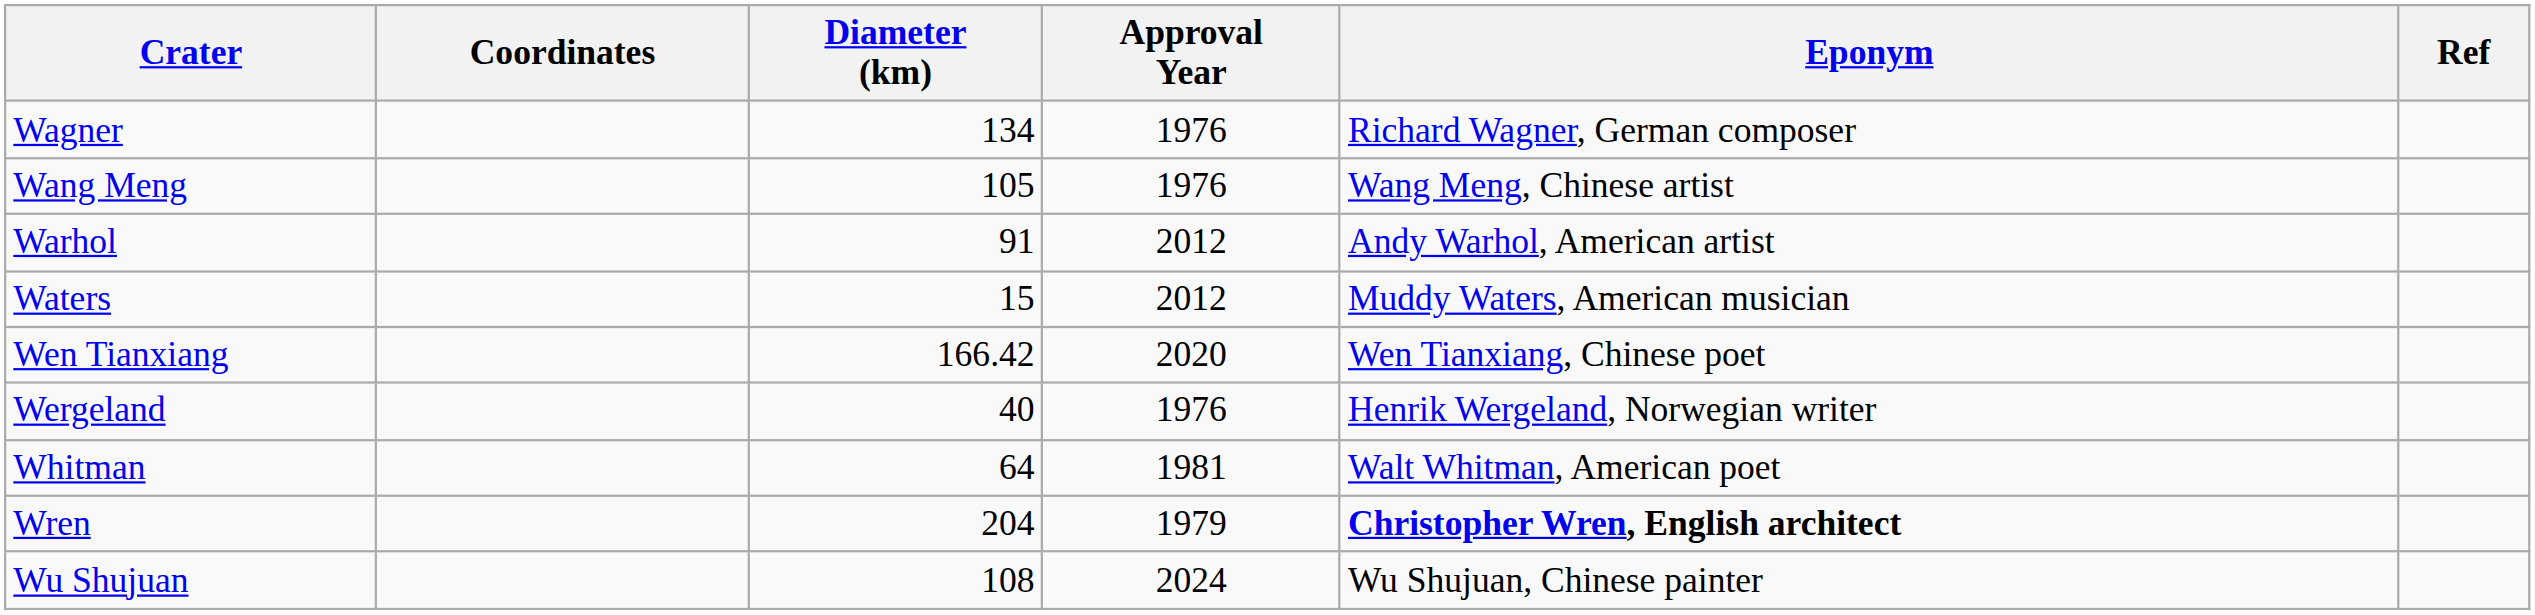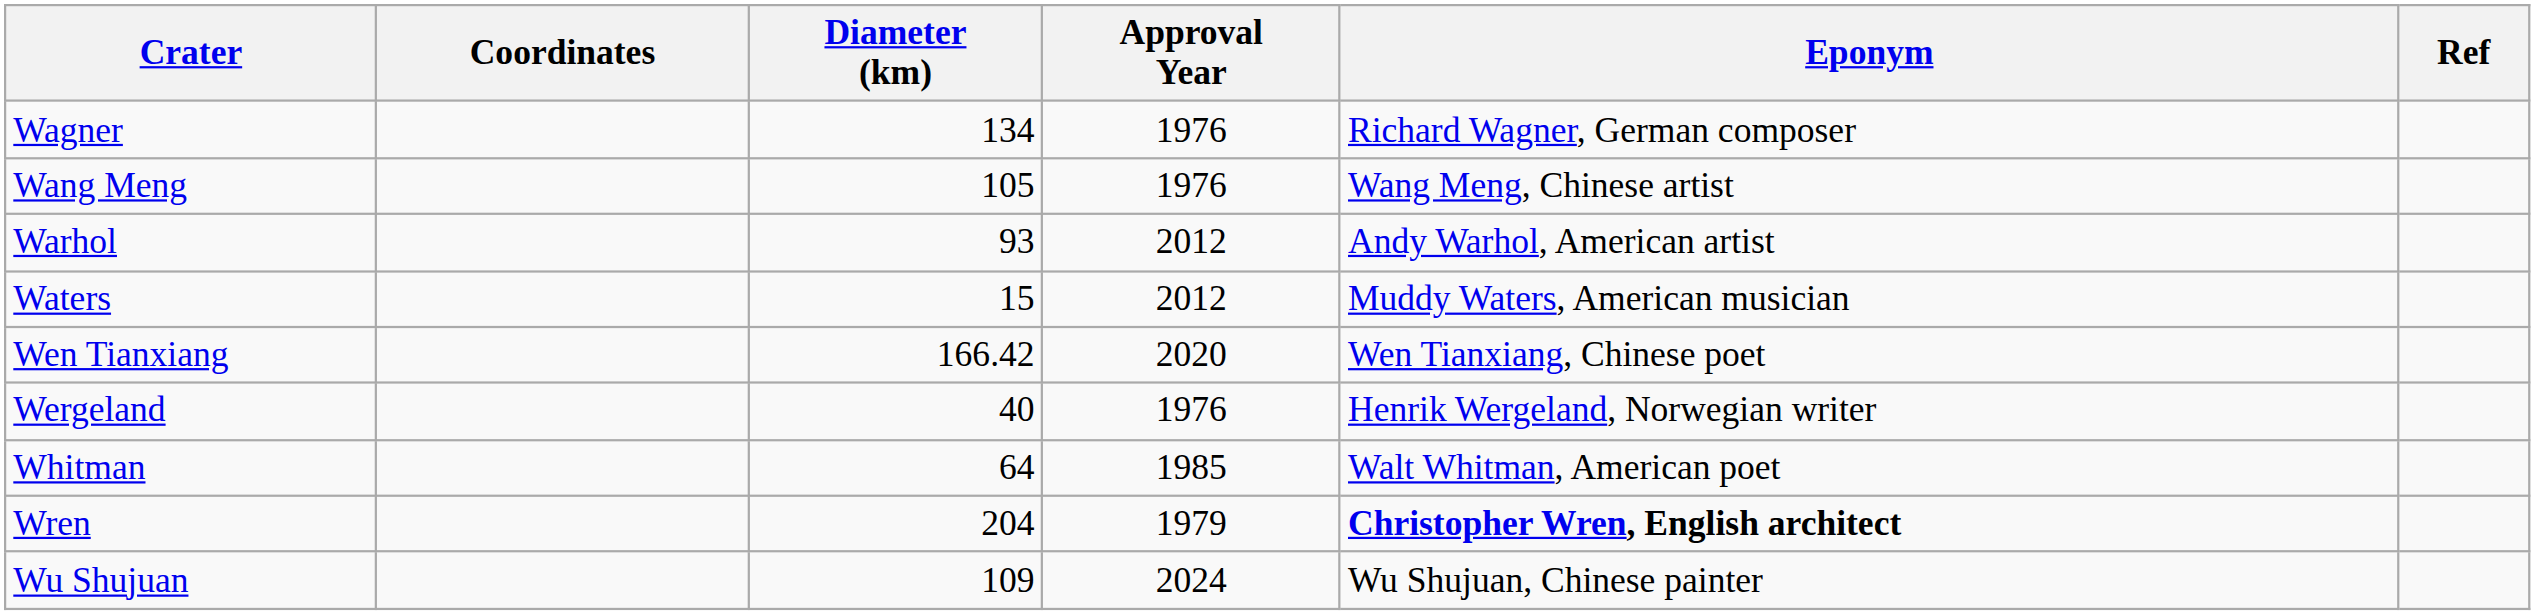(1017, 241) 91 -> (1017, 241) 93
(1191, 466) 1981 -> (1191, 466) 1985
(1008, 579) 108 -> (1008, 579) 109
